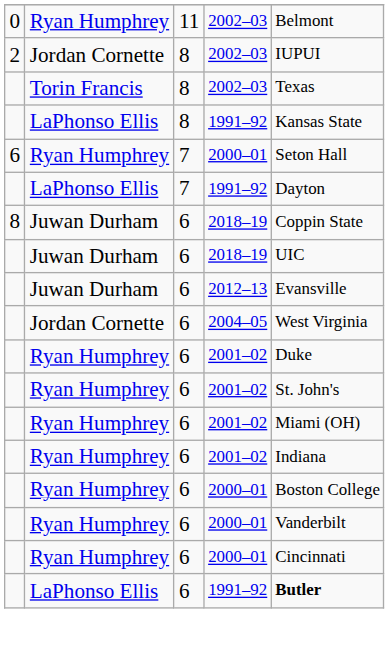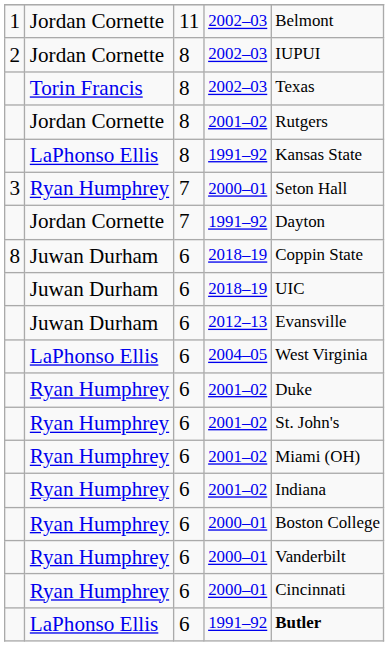(15, 21) 0 -> (15, 21) 1
(99, 21) Ryan Humphrey -> (97, 21) Jordan Cornette
+ row: (184, 121)
(15, 155) 6 -> (15, 188) 3
(94, 188) LaPhonso Ellis -> (97, 222) Jordan Cornette
(97, 322) Jordan Cornette -> (94, 356) LaPhonso Ellis
